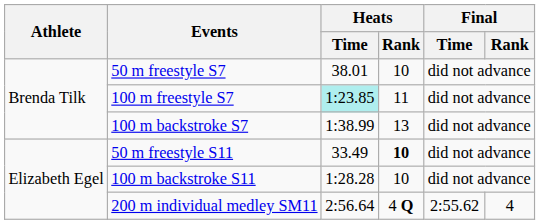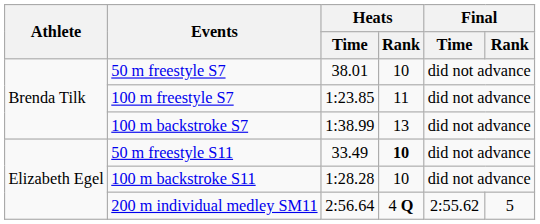(350, 98) paleturquoise background -> (350, 98) no background
(510, 206) 4 -> (510, 206) 5
